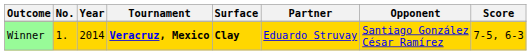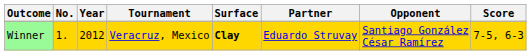(92, 36) 2014 -> (92, 36) 2012
(160, 36) bold -> (160, 36) normal
